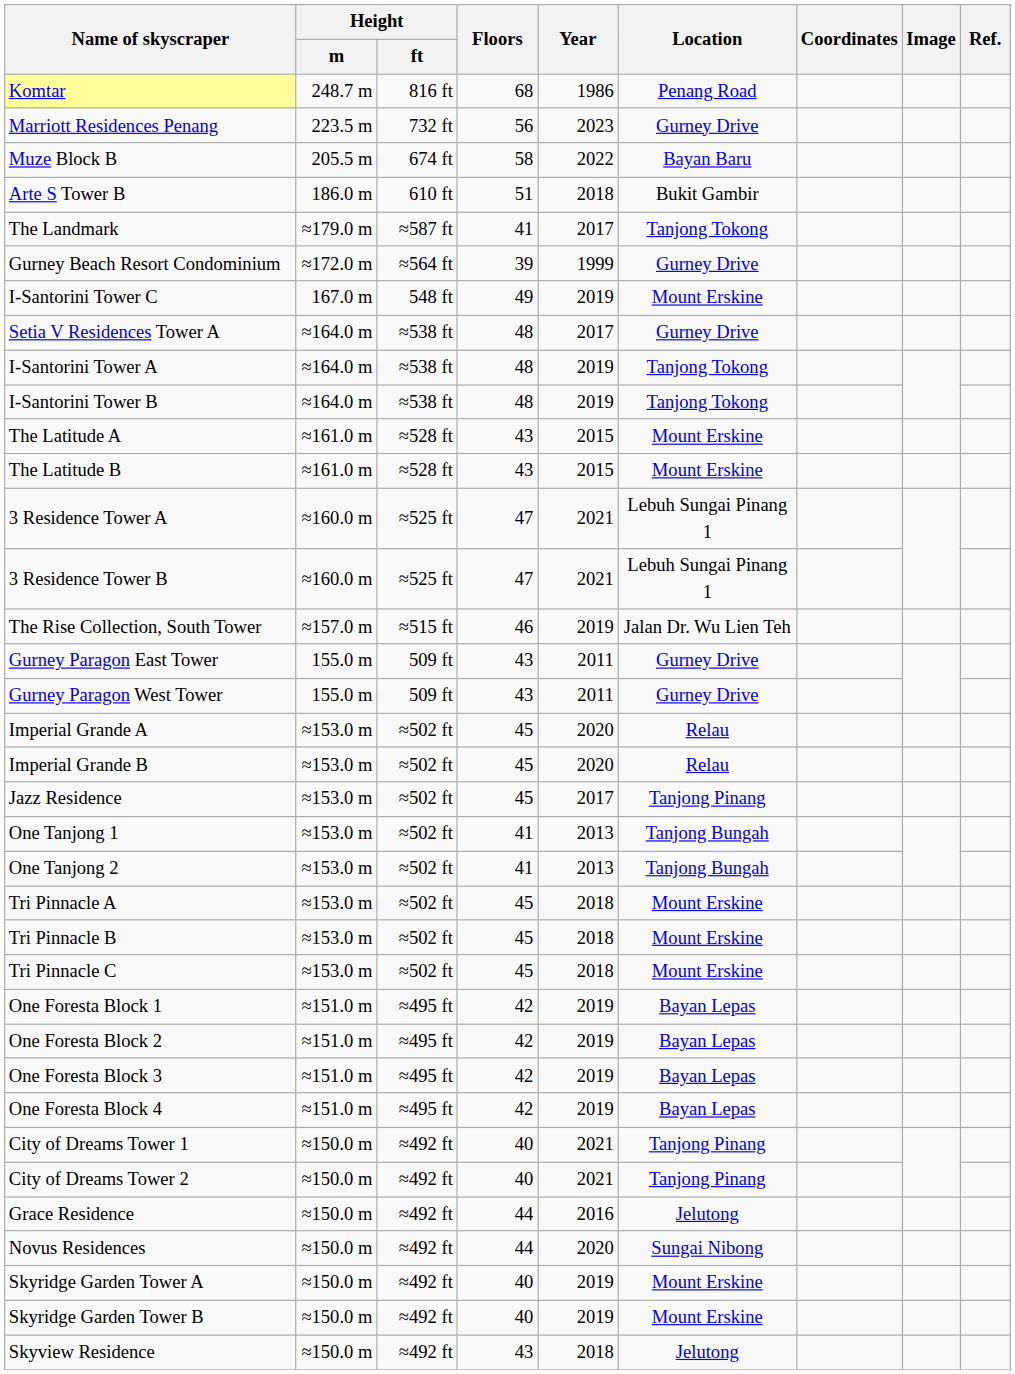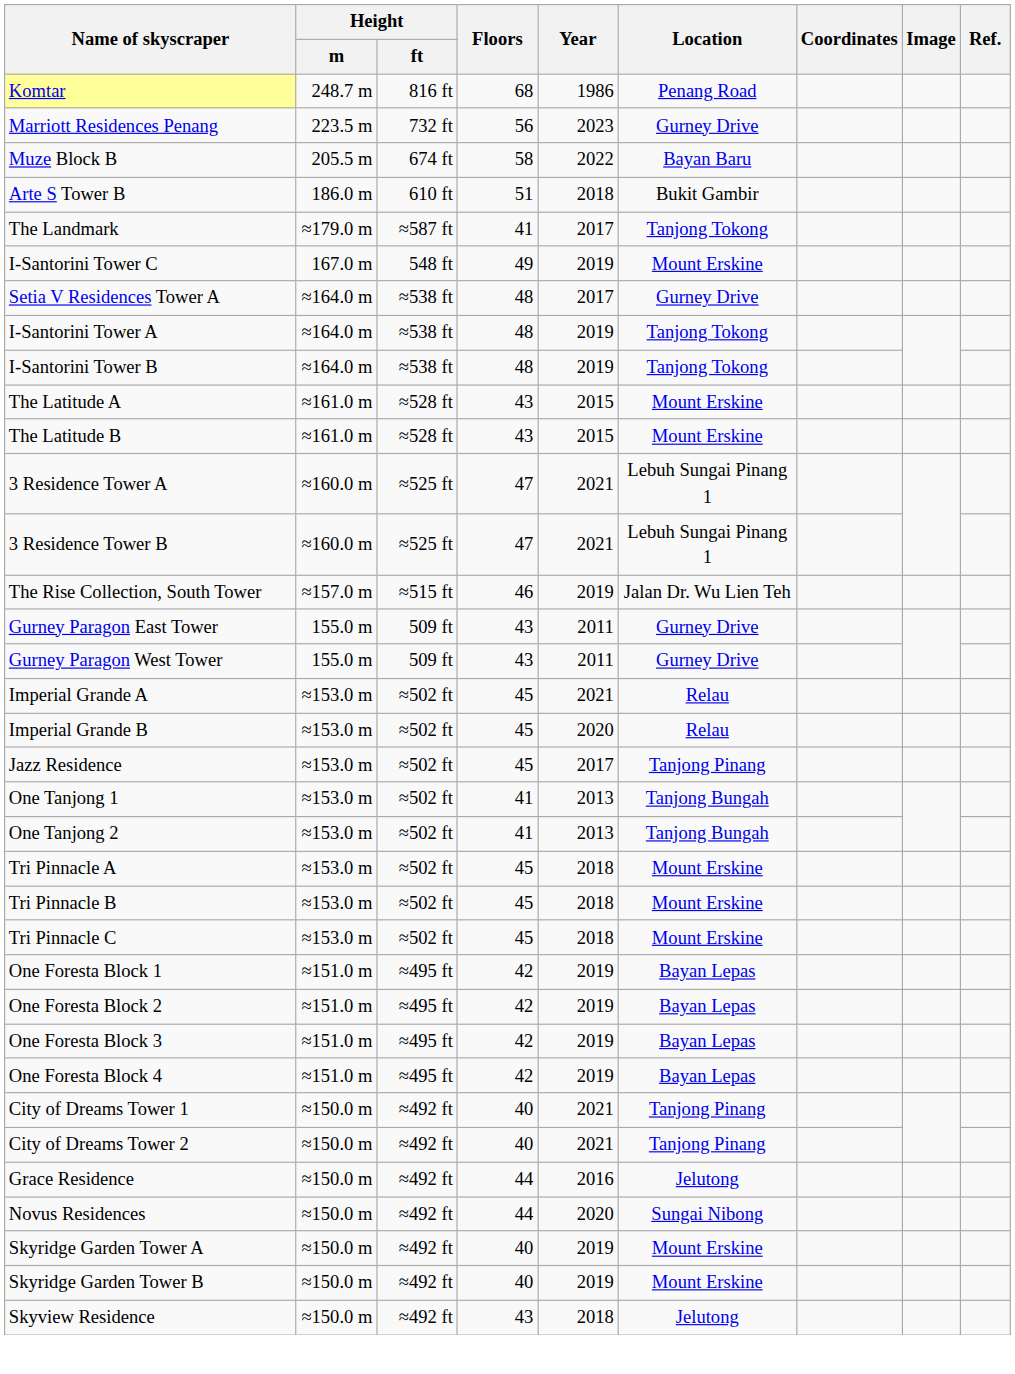- row: (145, 263)
(595, 729) 2020 -> (595, 695) 2021
